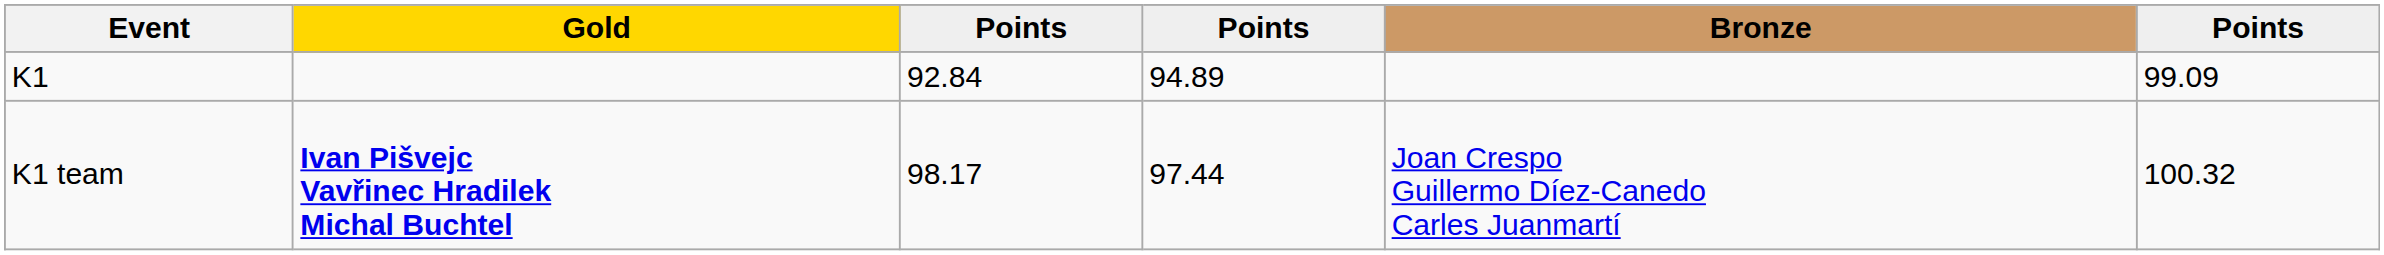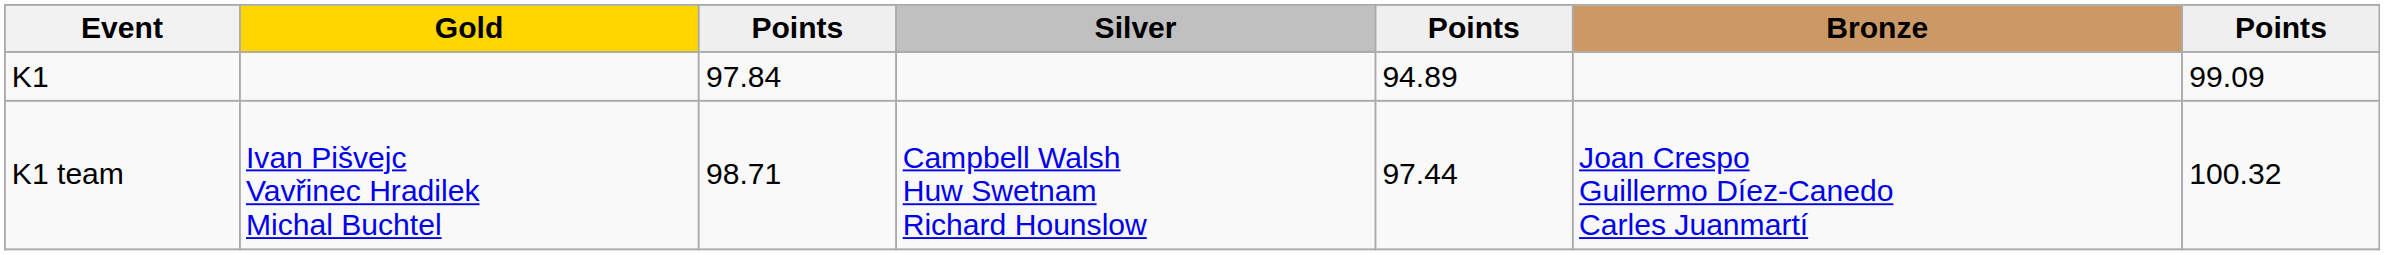+ column: (1136, 28)
(945, 76) 92.84 -> (744, 76) 97.84
(426, 191) bold -> (363, 191) normal
(945, 174) 98.17 -> (744, 174) 98.71
